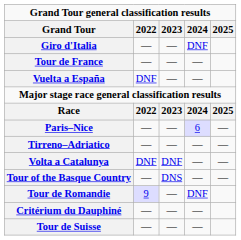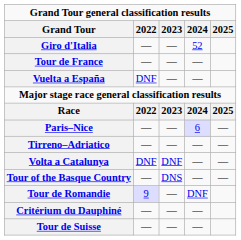(197, 45) DNF -> (197, 45) 52
